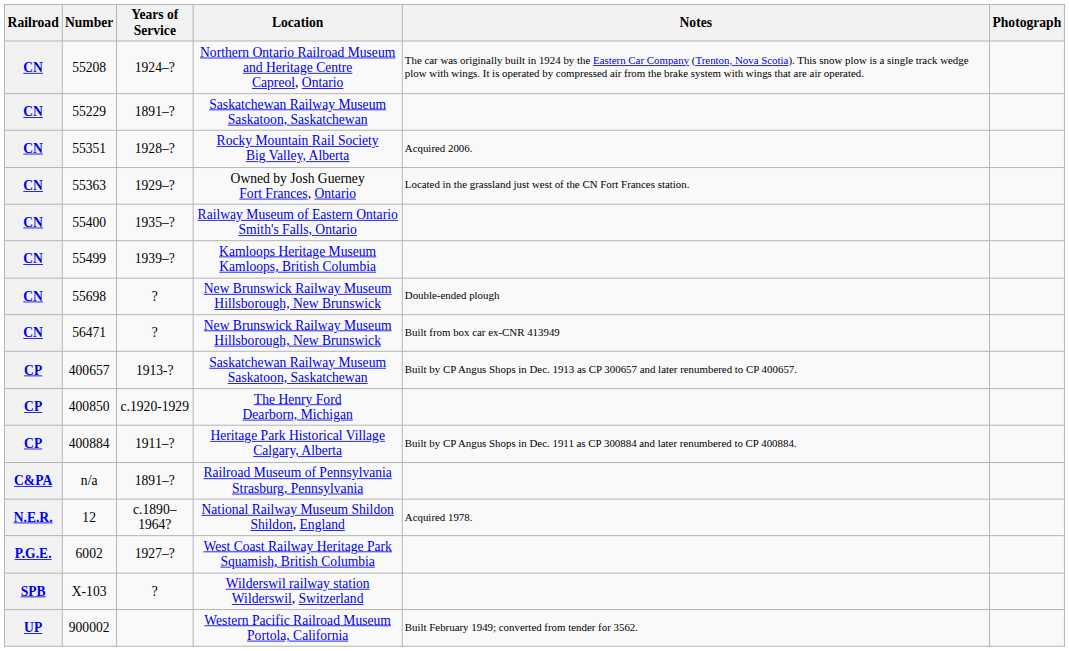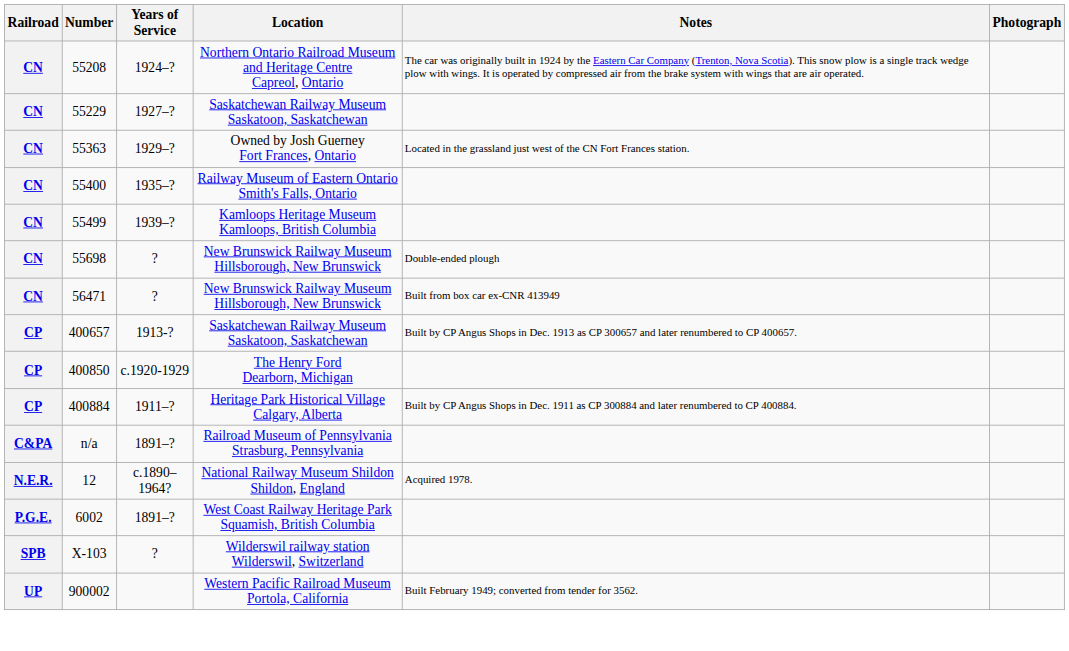(155, 111) 1891–? -> (155, 111) 1927–?
- row: (89, 148)
(155, 554) 1927–? -> (155, 517) 1891–?
